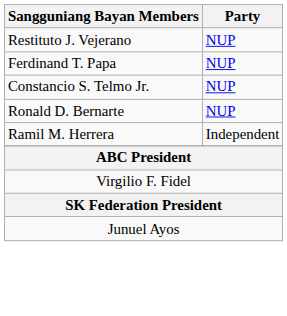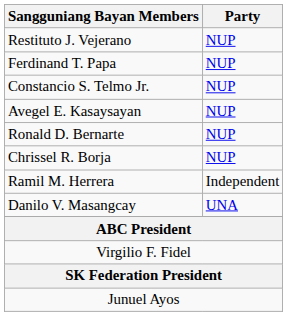+ row: (74, 110)
+ row: (59, 157)
+ row: (72, 205)
